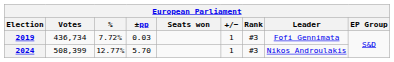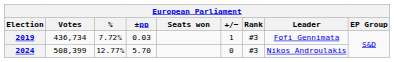(231, 51) 1 -> (231, 51) 0
